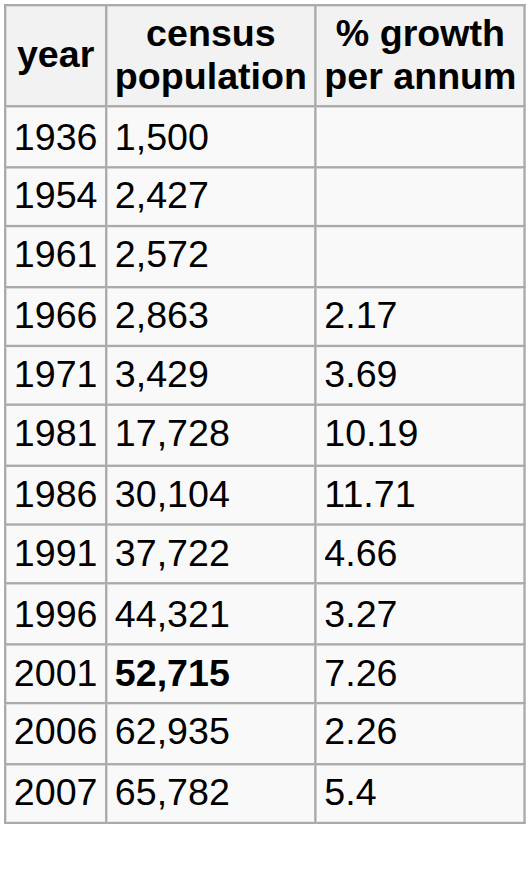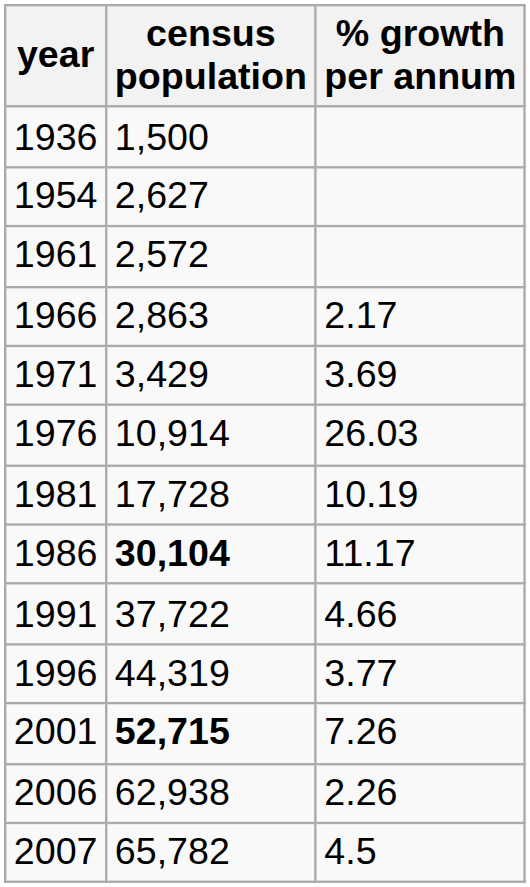(162, 195) 2,427 -> (162, 195) 2,627
+ row: (56, 434)
(172, 494) normal -> (172, 553) bold
(370, 494) 11.71 -> (370, 553) 11.17
(172, 613) 44,321 -> (172, 672) 44,319
(361, 613) 3.27 -> (361, 672) 3.77
(172, 732) 62,935 -> (172, 792) 62,938
(350, 792) 5.4 -> (350, 851) 4.5
